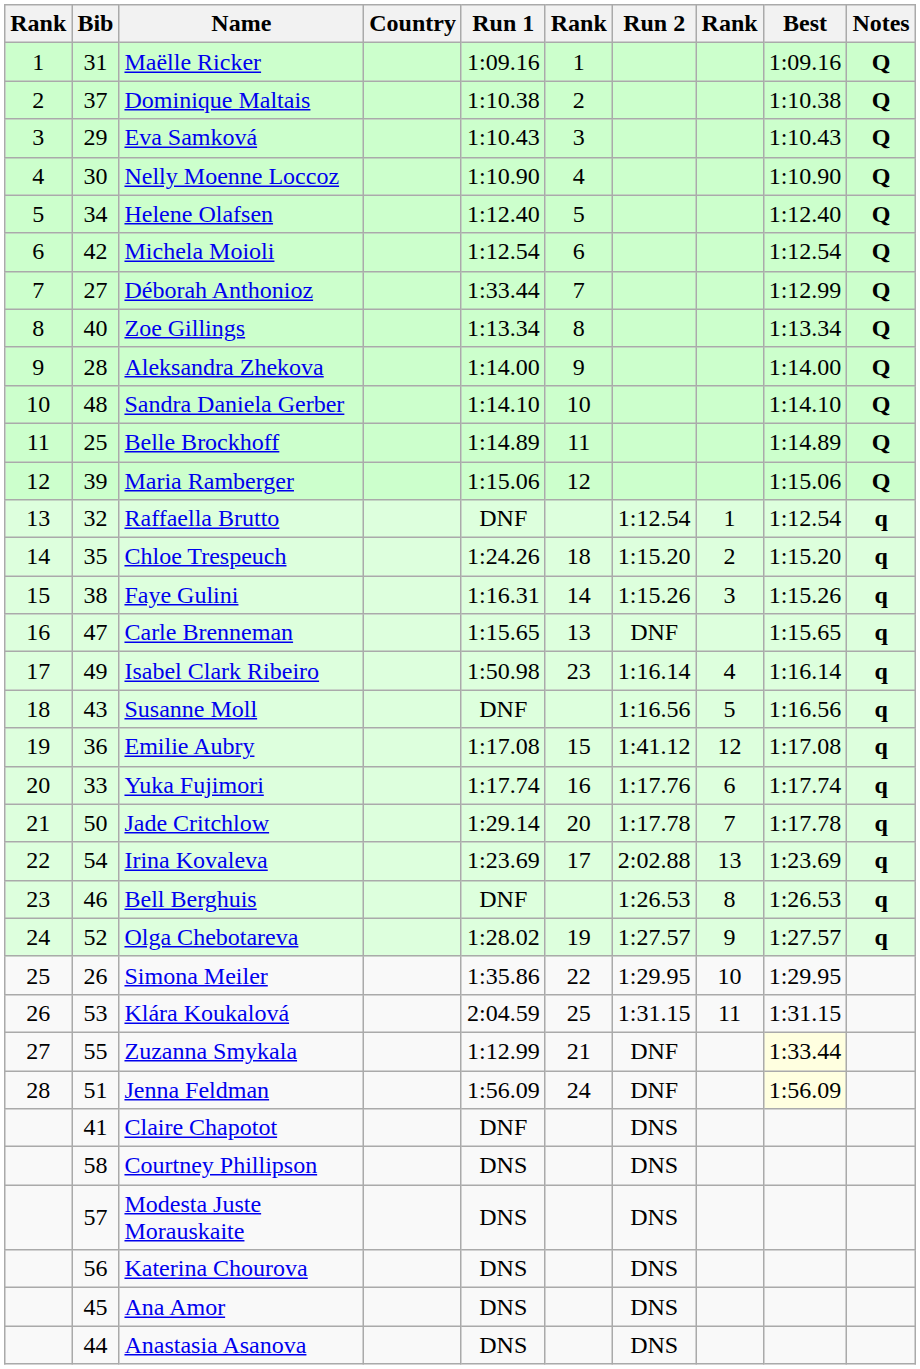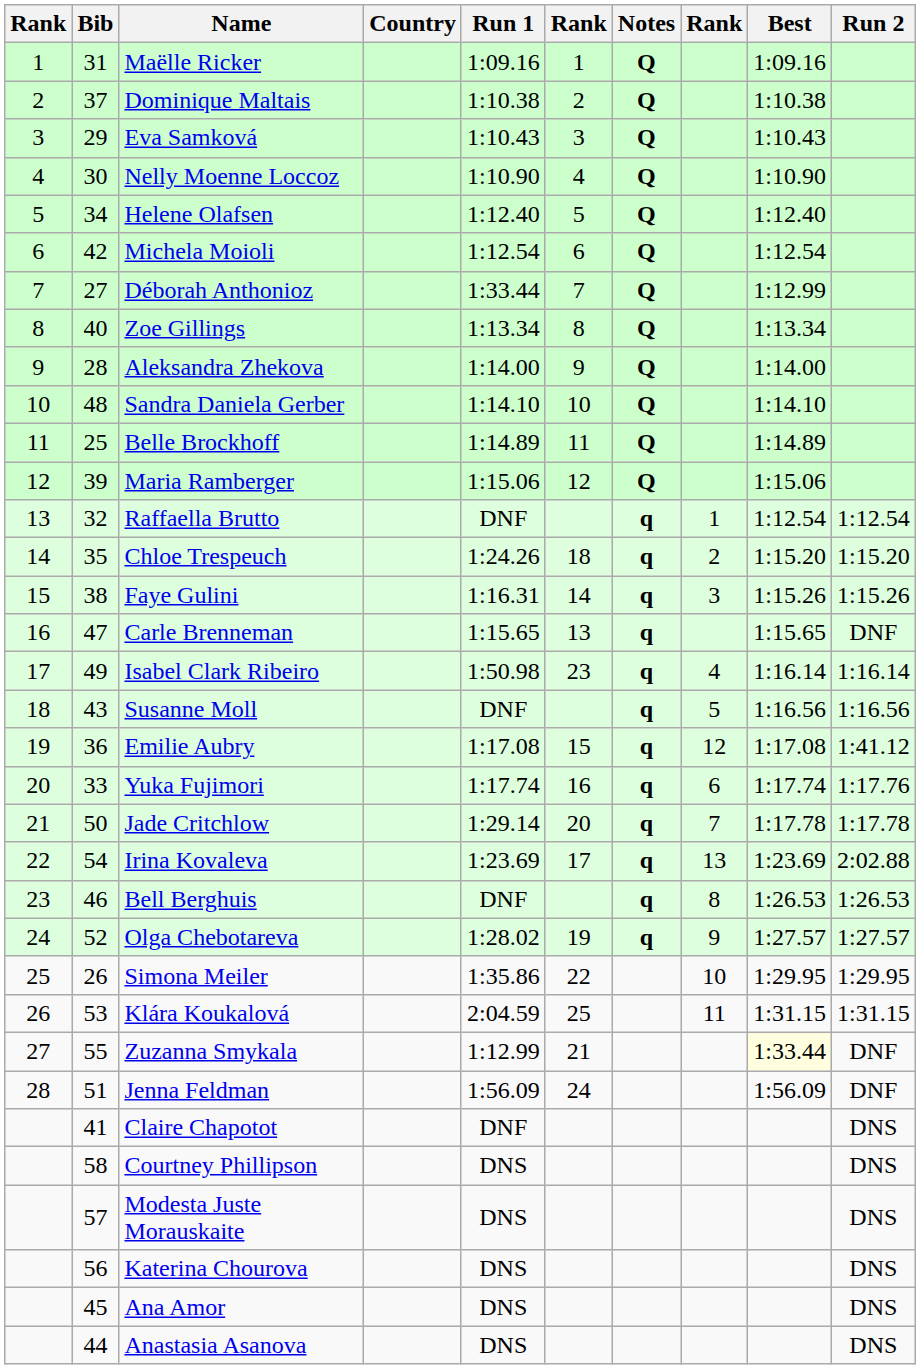columns swapped: (654, 23) <-> (881, 23)
(805, 1089) lightyellow background -> (790, 1089) no background
